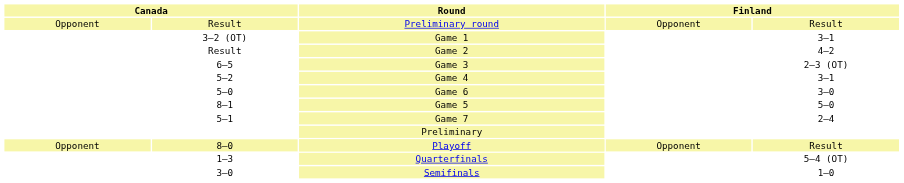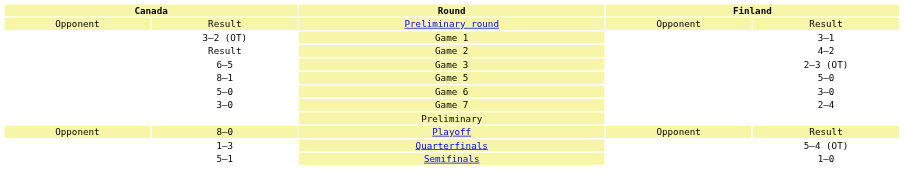- row: (452, 78)
rows swapped: (452, 105) <-> (452, 91)
(225, 118) 5–1 -> (225, 105) 3–0
(225, 172) 3–0 -> (225, 159) 5–1
